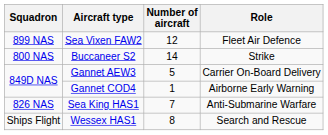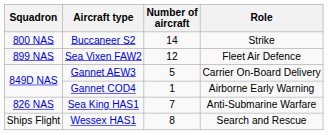rows swapped: (103, 56) <-> (103, 40)
